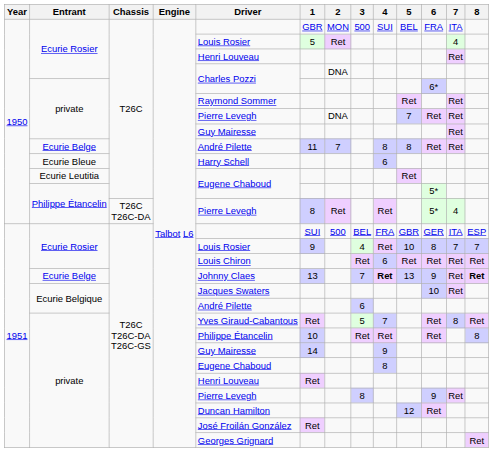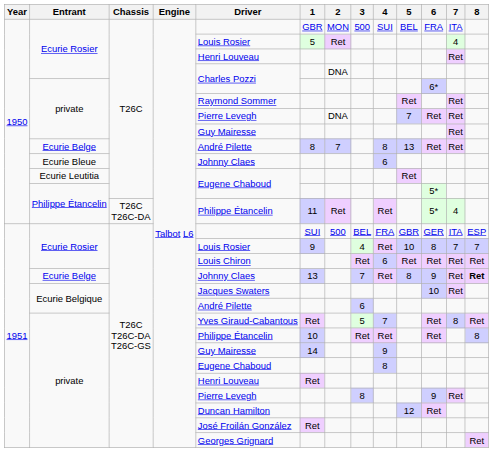(312, 146) 11 -> (312, 146) 8
(409, 146) 8 -> (409, 146) 13
(223, 161) Harry Schell -> (226, 161) Johnny Claes
(227, 211) Pierre Levegh -> (235, 211) Philippe Étancelin
(312, 211) 8 -> (312, 211) 11
(385, 276) bold -> (385, 276) normal
(409, 276) 13 -> (409, 276) 8
